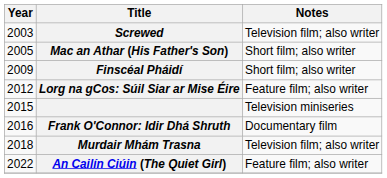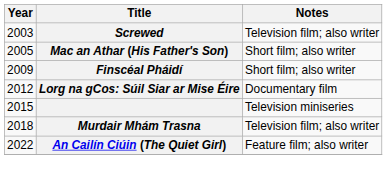(307, 88) Feature film; also writer -> (291, 88) Documentary film
- row: (20, 126)
